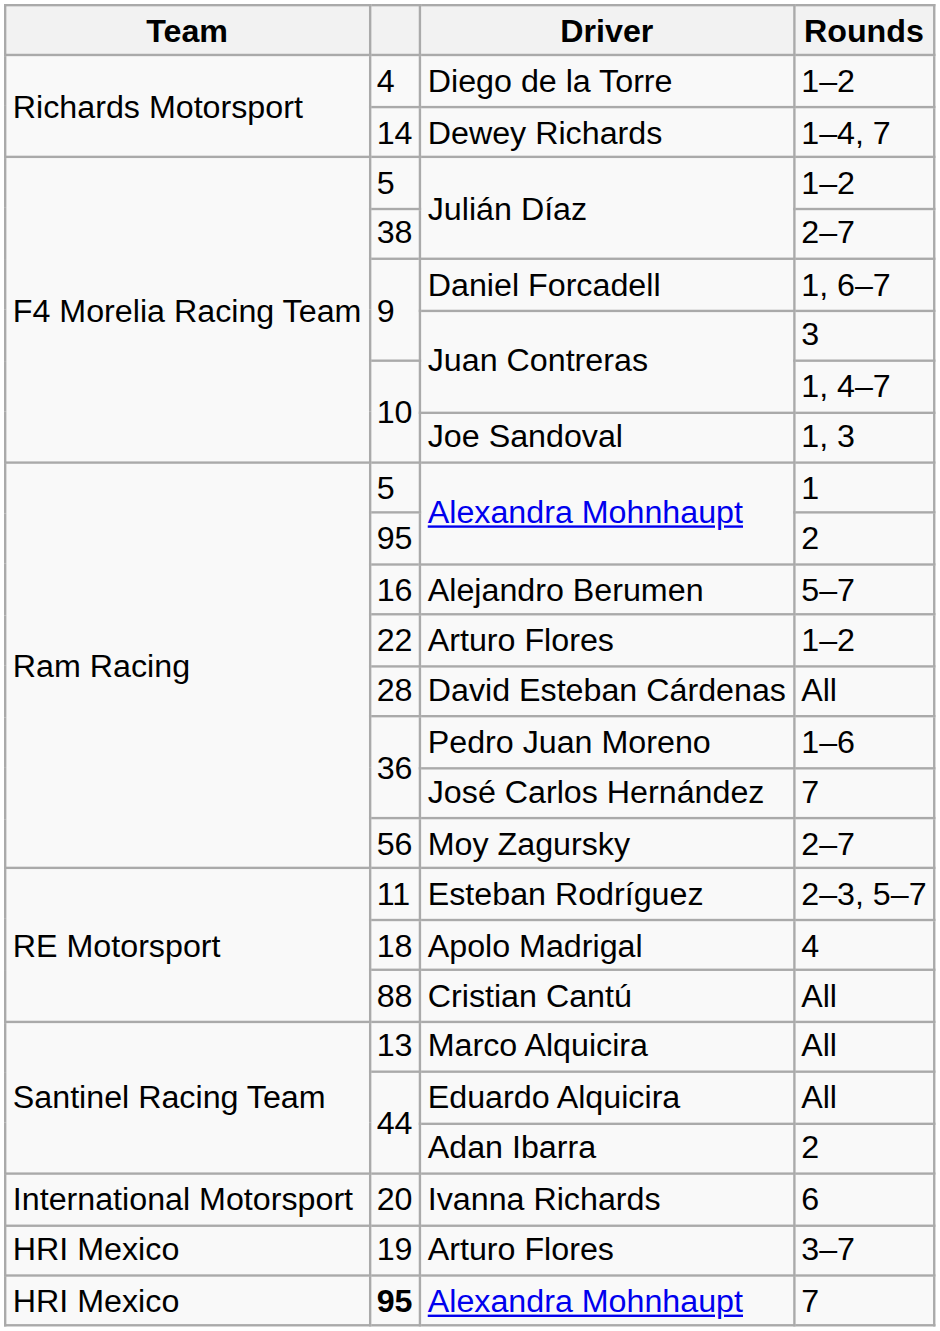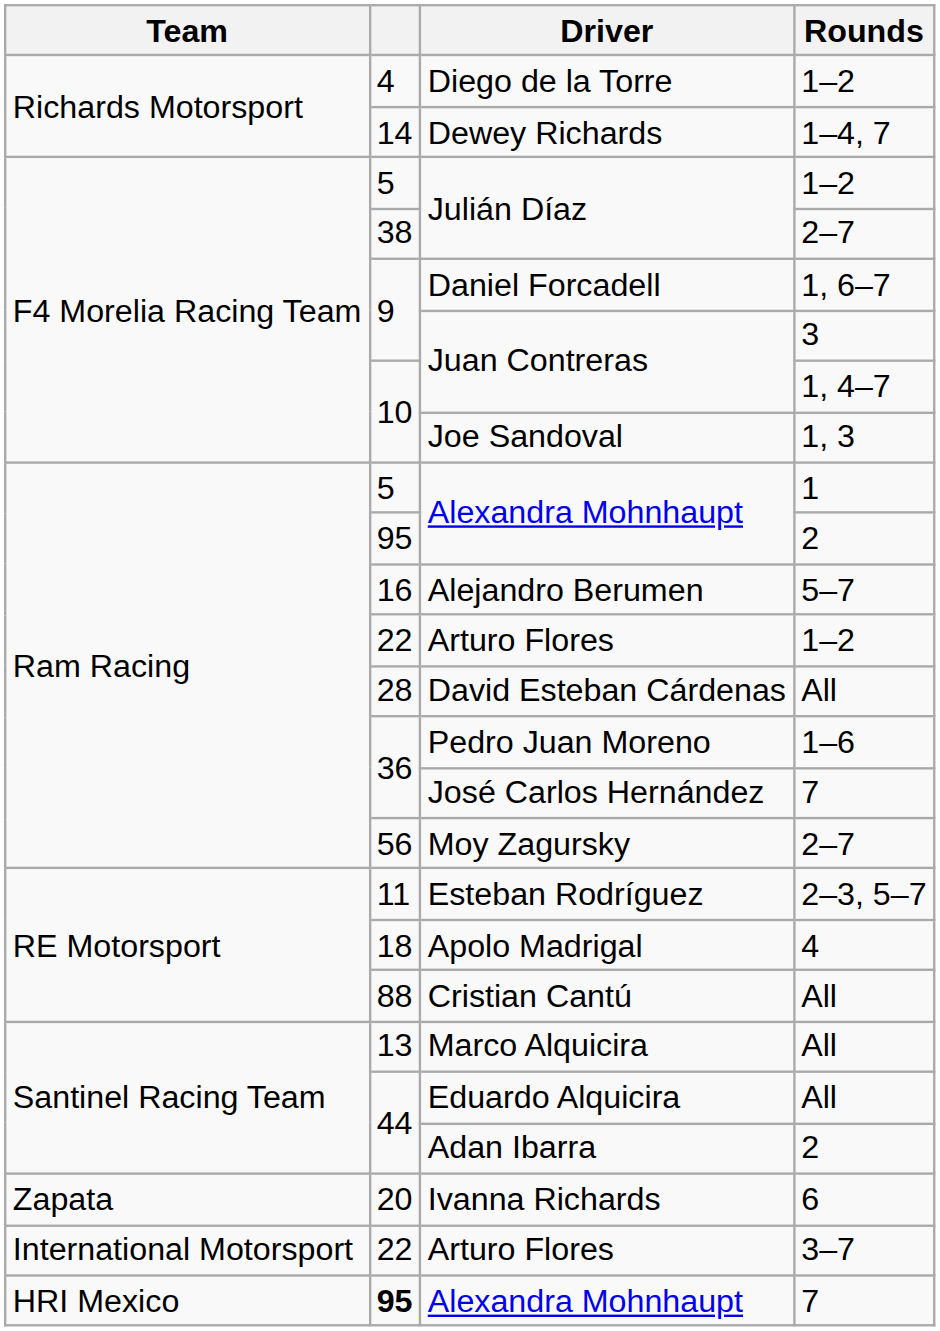(183, 1199) International Motorsport -> (63, 1199) Zapata
(96, 1250) HRI Mexico -> (183, 1250) International Motorsport
(395, 1250) 19 -> (395, 1250) 22
